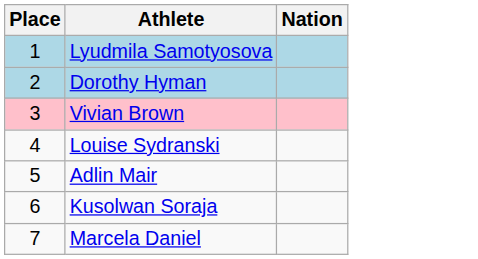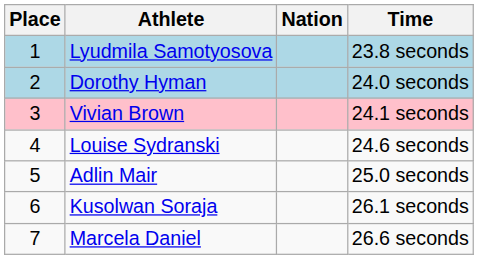+ column: (410, 20)
